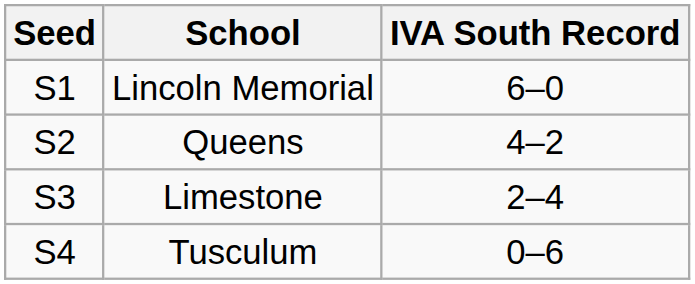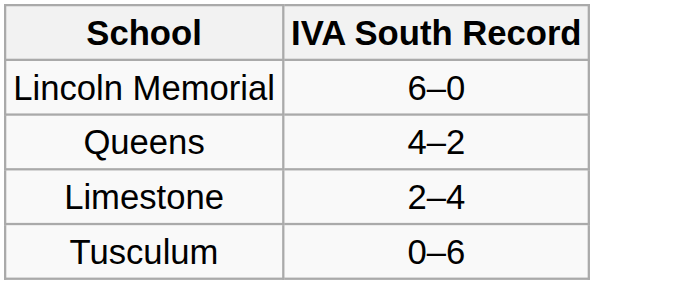- column: (55, 33)
